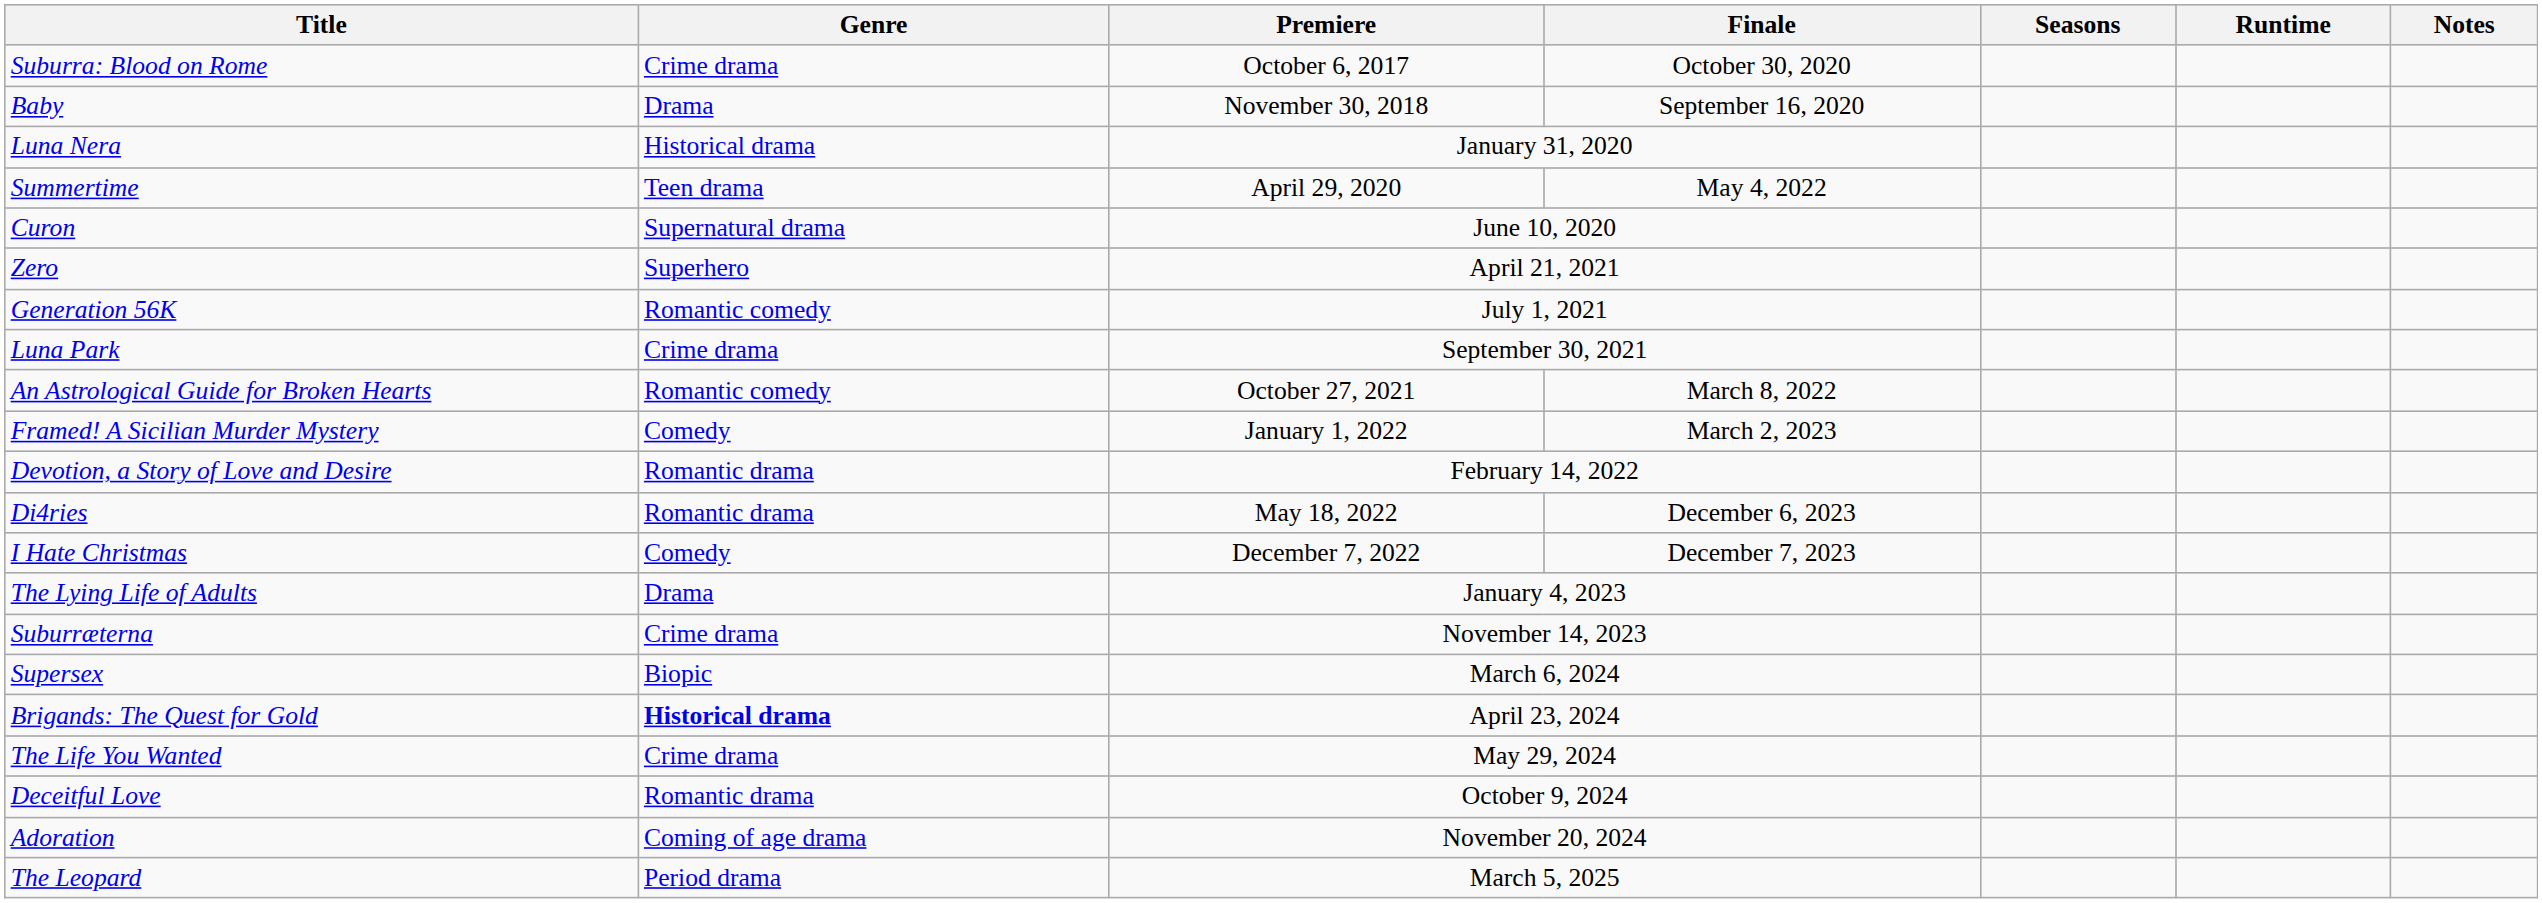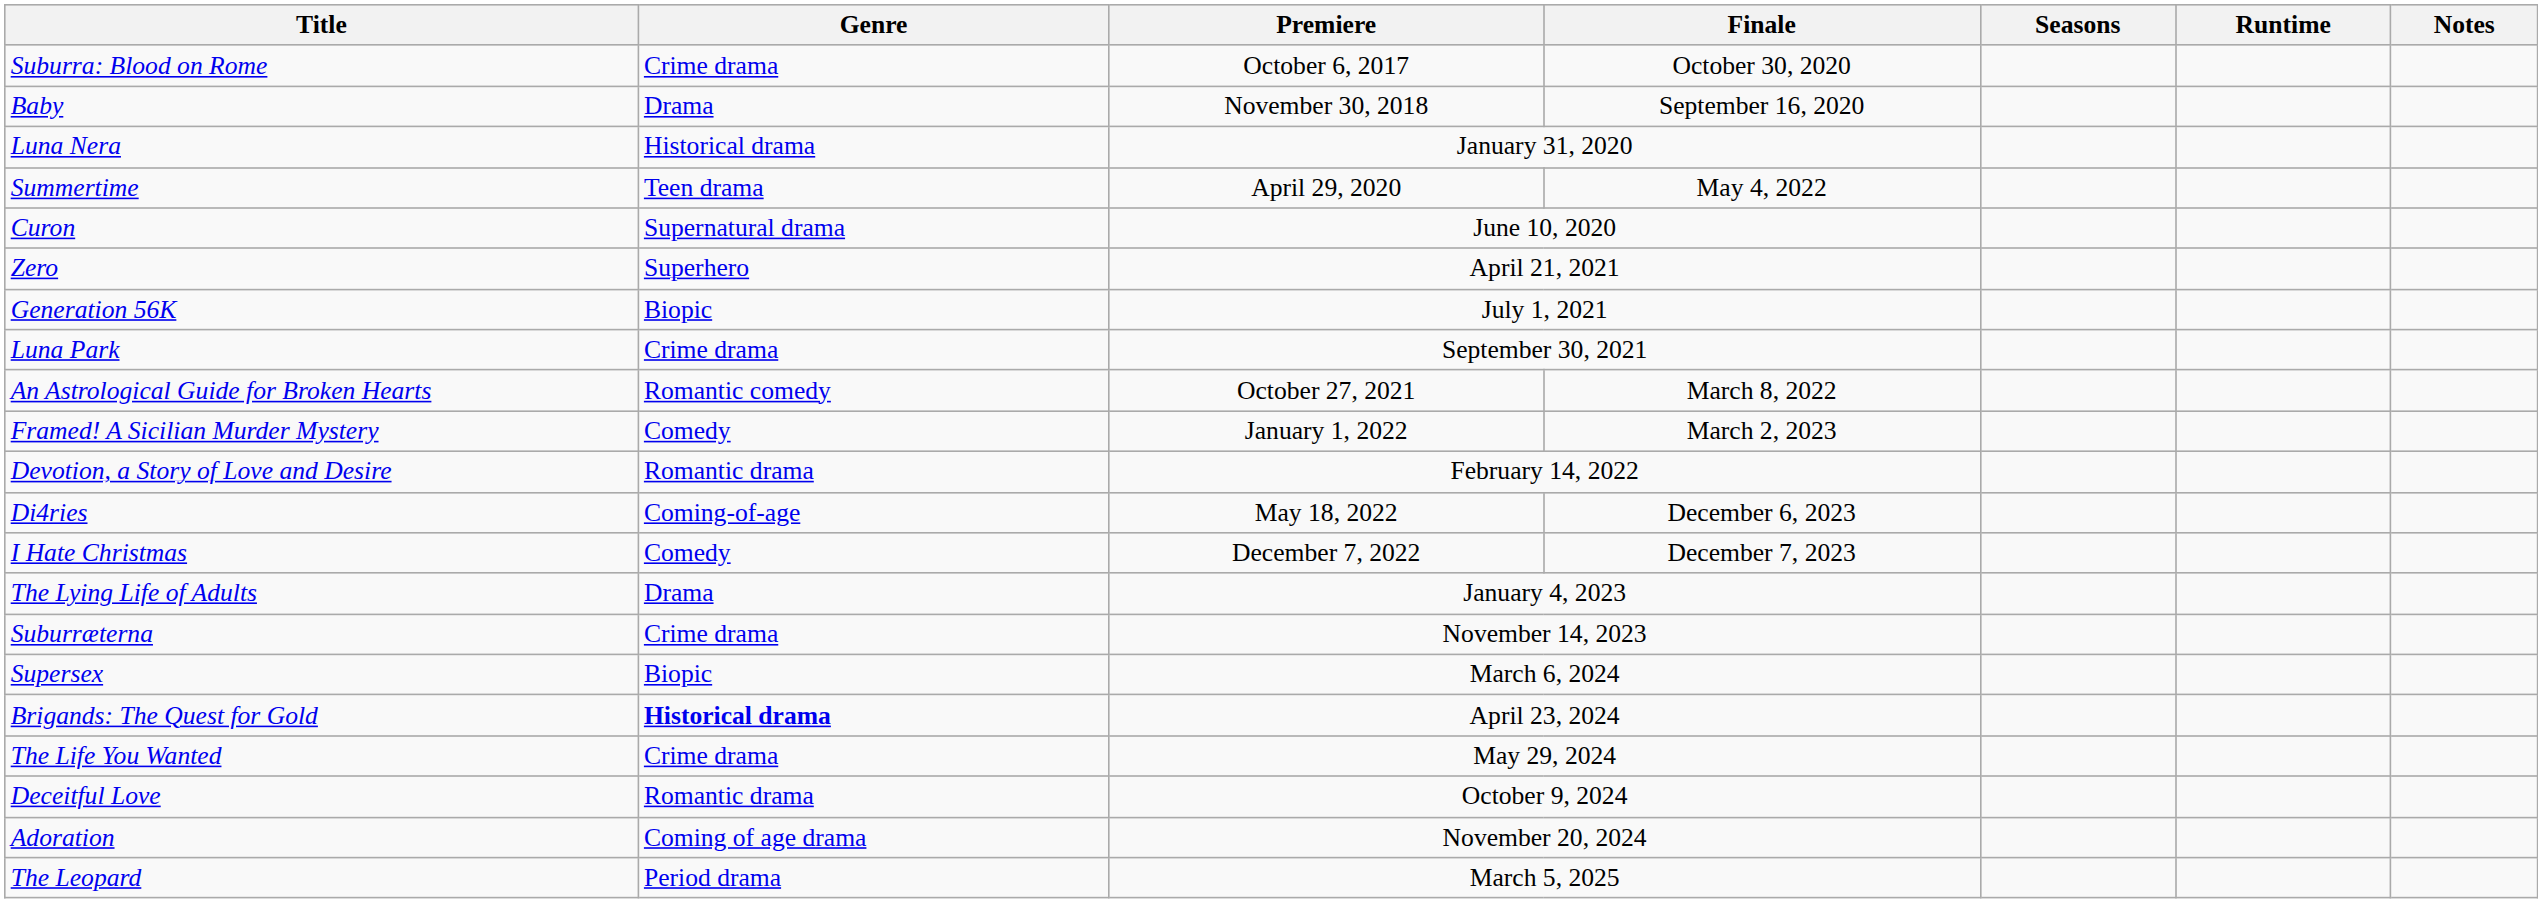(737, 308) Romantic comedy -> (678, 308) Biopic
(729, 512) Romantic drama -> (722, 512) Coming-of-age
